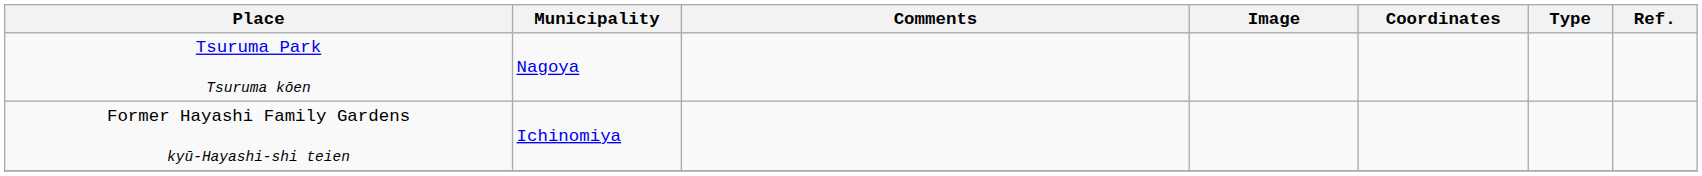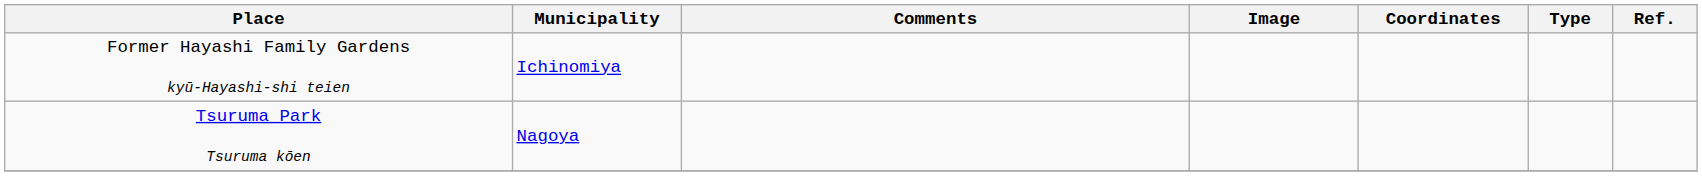rows swapped: (259, 135) <-> (259, 67)
